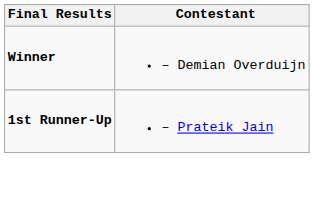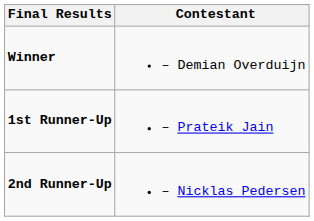+ row: (60, 185)
